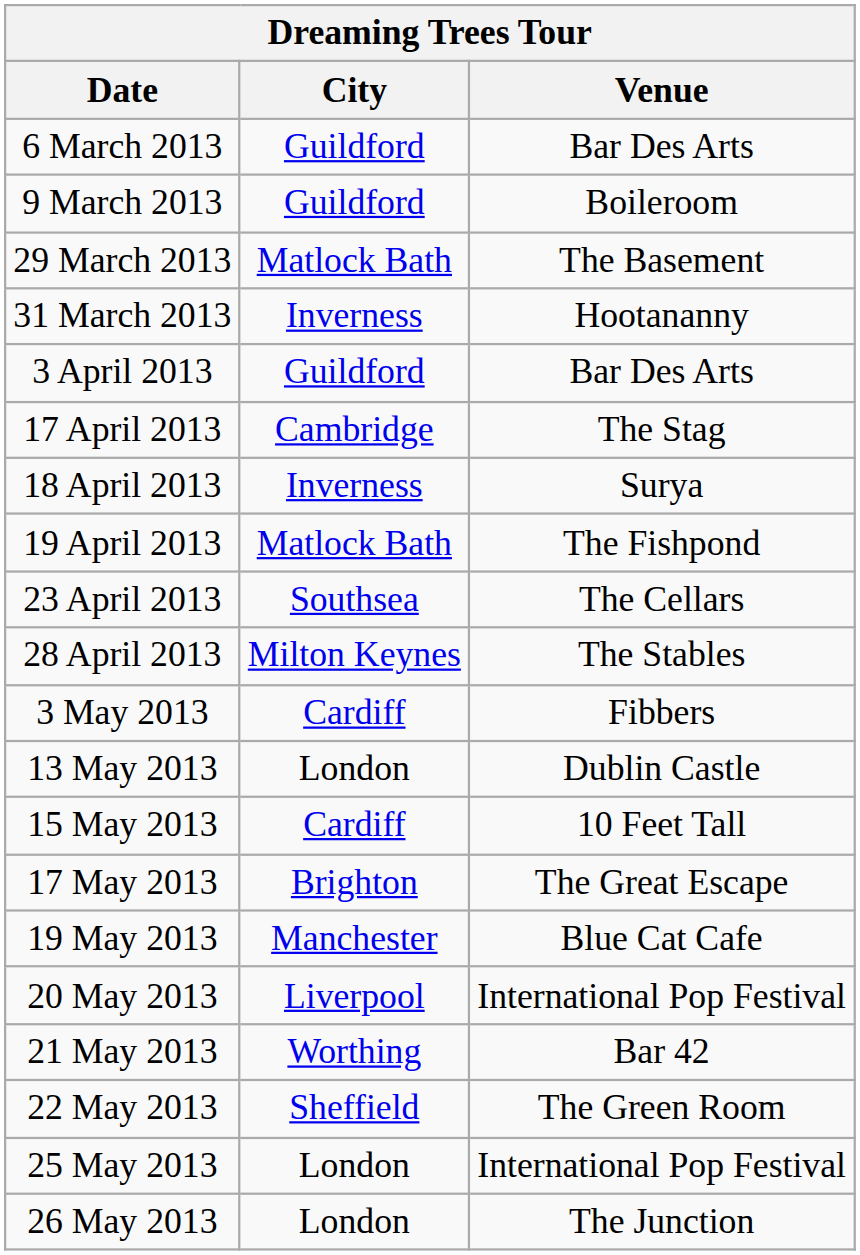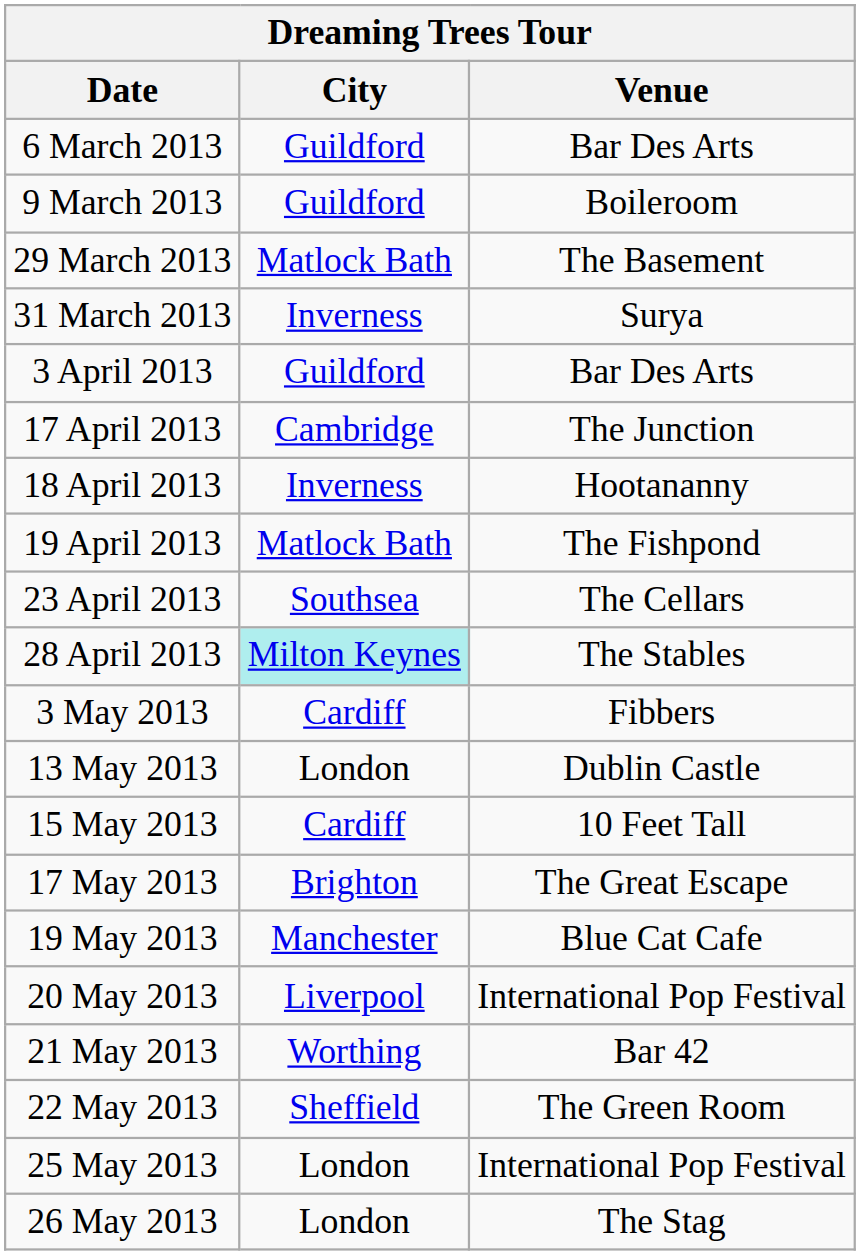(662, 315) Hootananny -> (662, 315) Surya
(662, 428) The Stag -> (662, 428) The Junction
(662, 485) Surya -> (662, 485) Hootananny
(354, 655) no background -> (354, 655) paleturquoise background
(662, 1221) The Junction -> (662, 1221) The Stag
